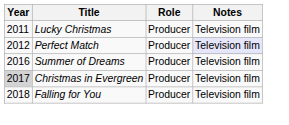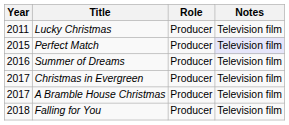(18, 45) 2012 -> (18, 45) 2015
(18, 78) lightgrey background -> (18, 78) no background
+ row: (100, 95)
